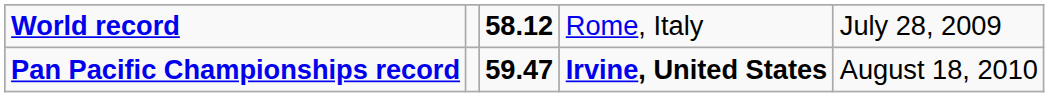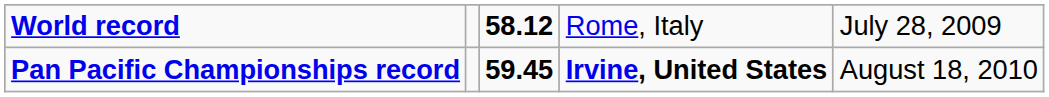(519, 69) 59.47 -> (519, 69) 59.45
